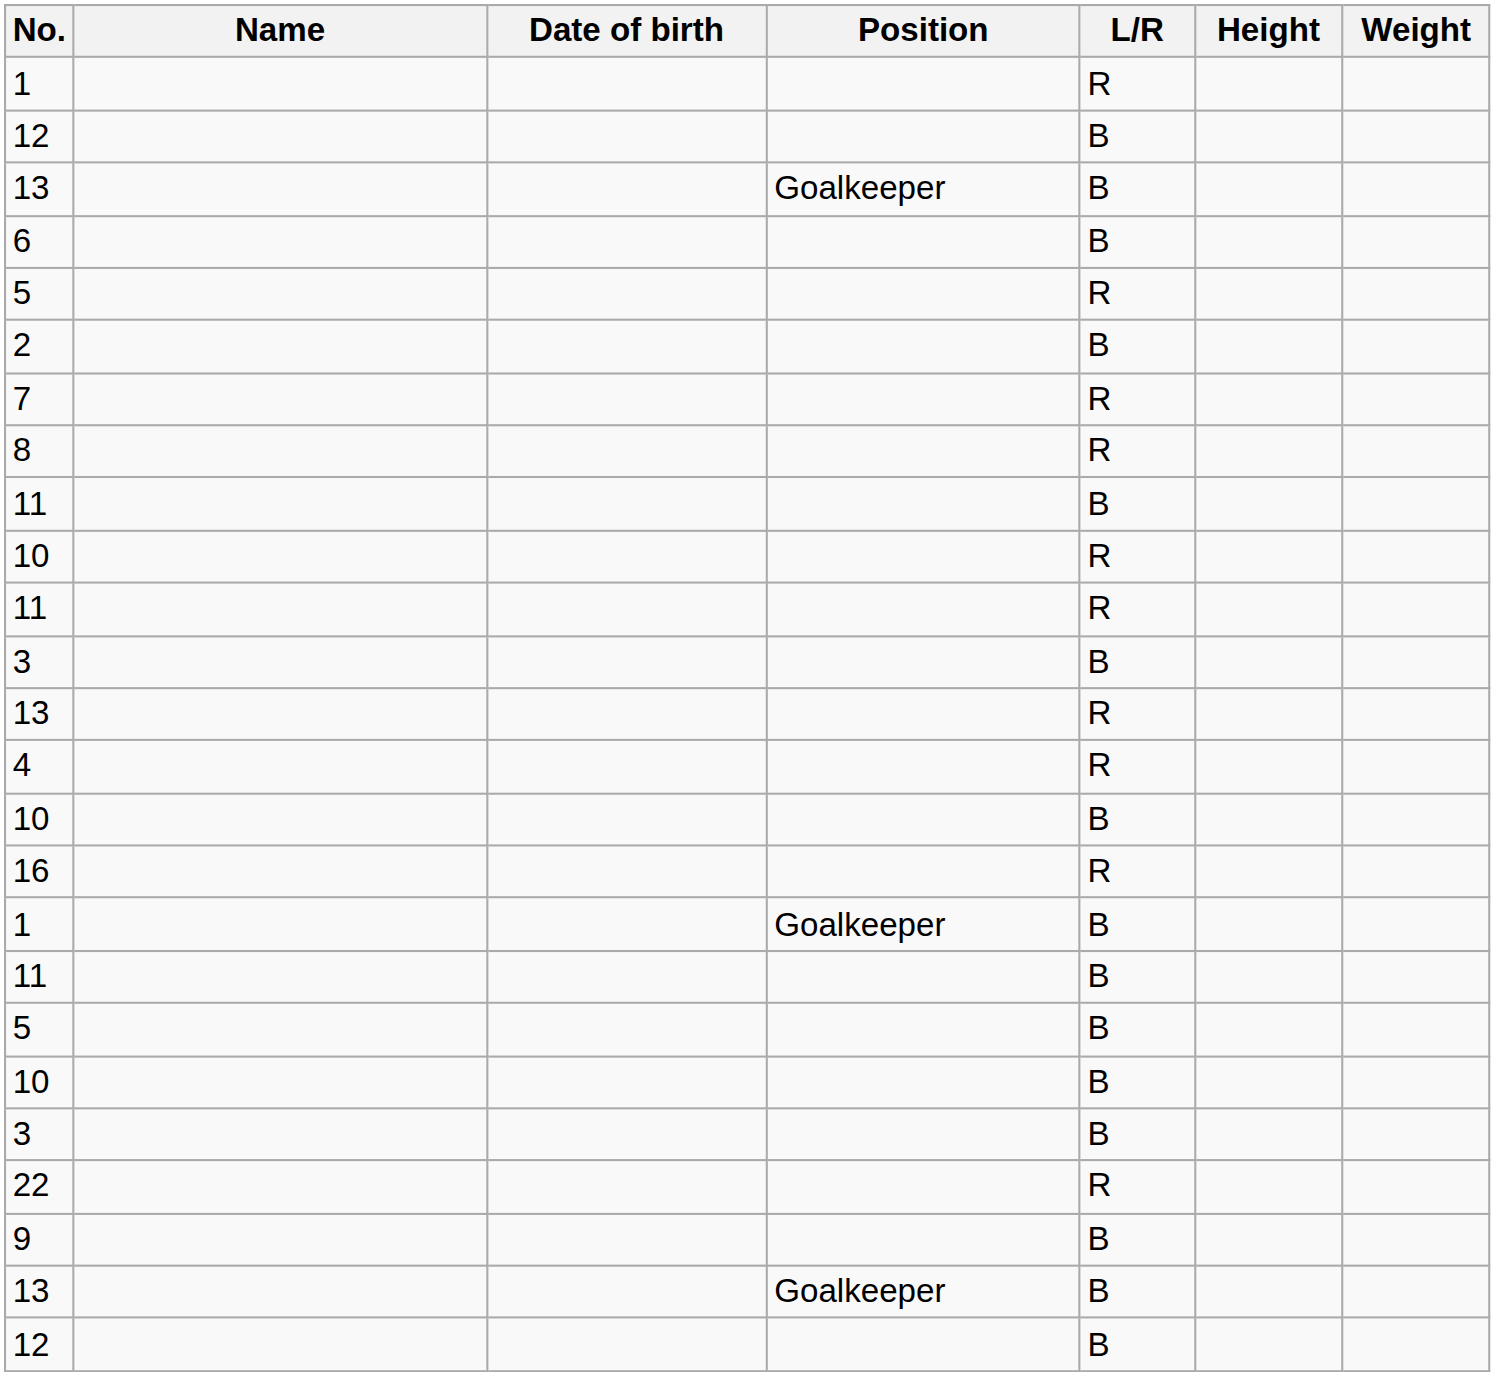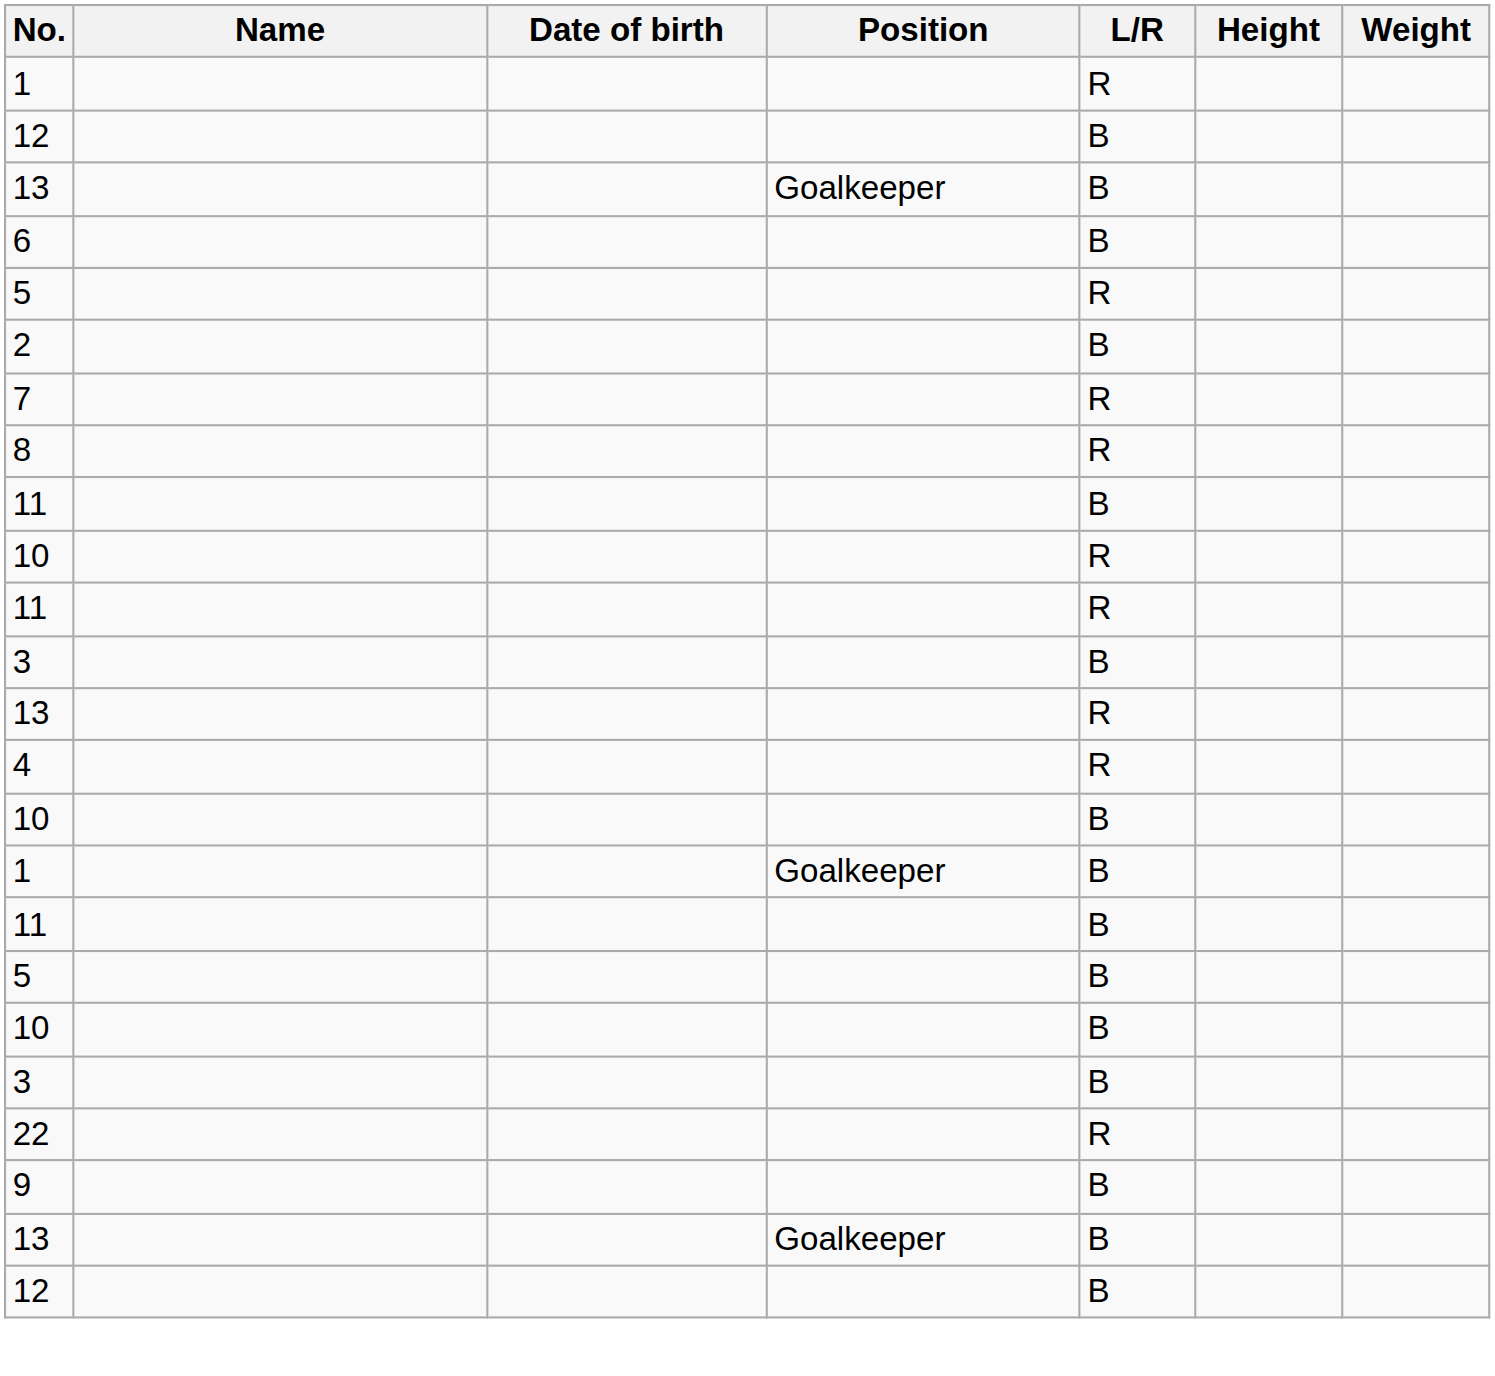- row: (31, 871)
